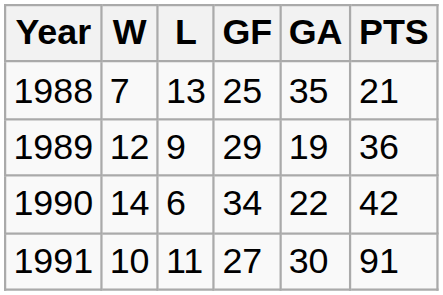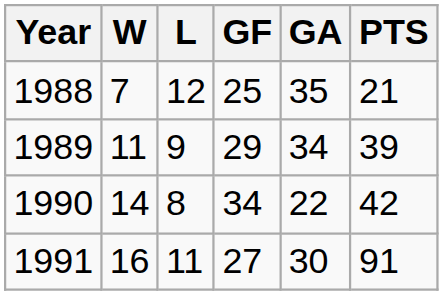(186, 89) 13 -> (186, 89) 12
(130, 146) 12 -> (128, 146) 11
(309, 146) 19 -> (309, 146) 34
(379, 146) 36 -> (379, 146) 39
(176, 203) 6 -> (176, 203) 8
(130, 260) 10 -> (130, 260) 16
